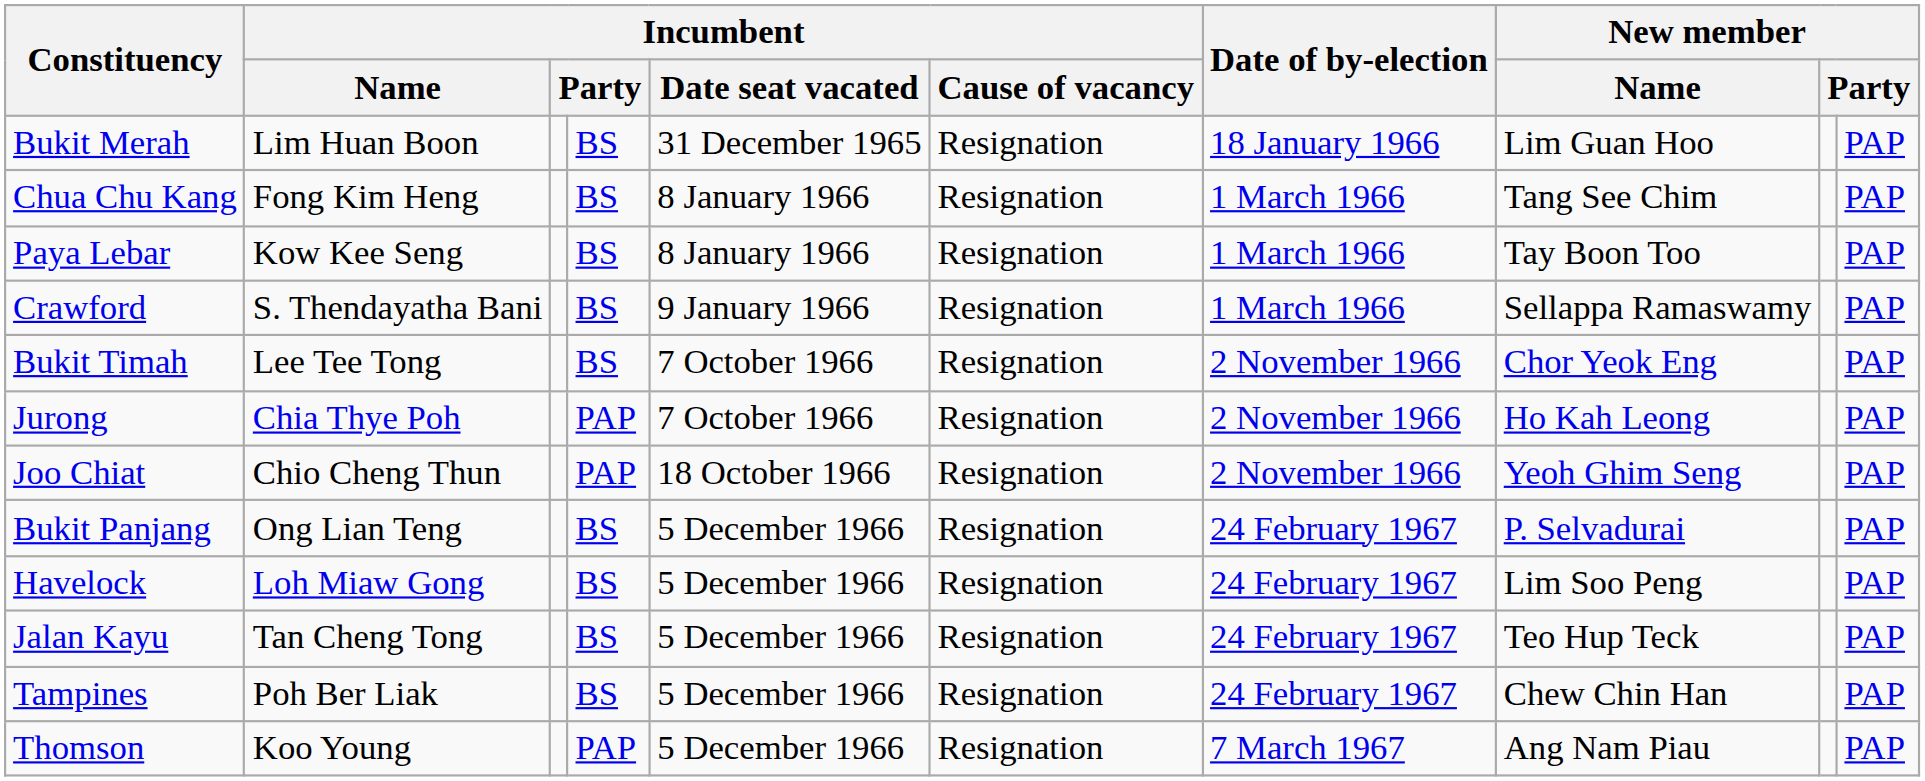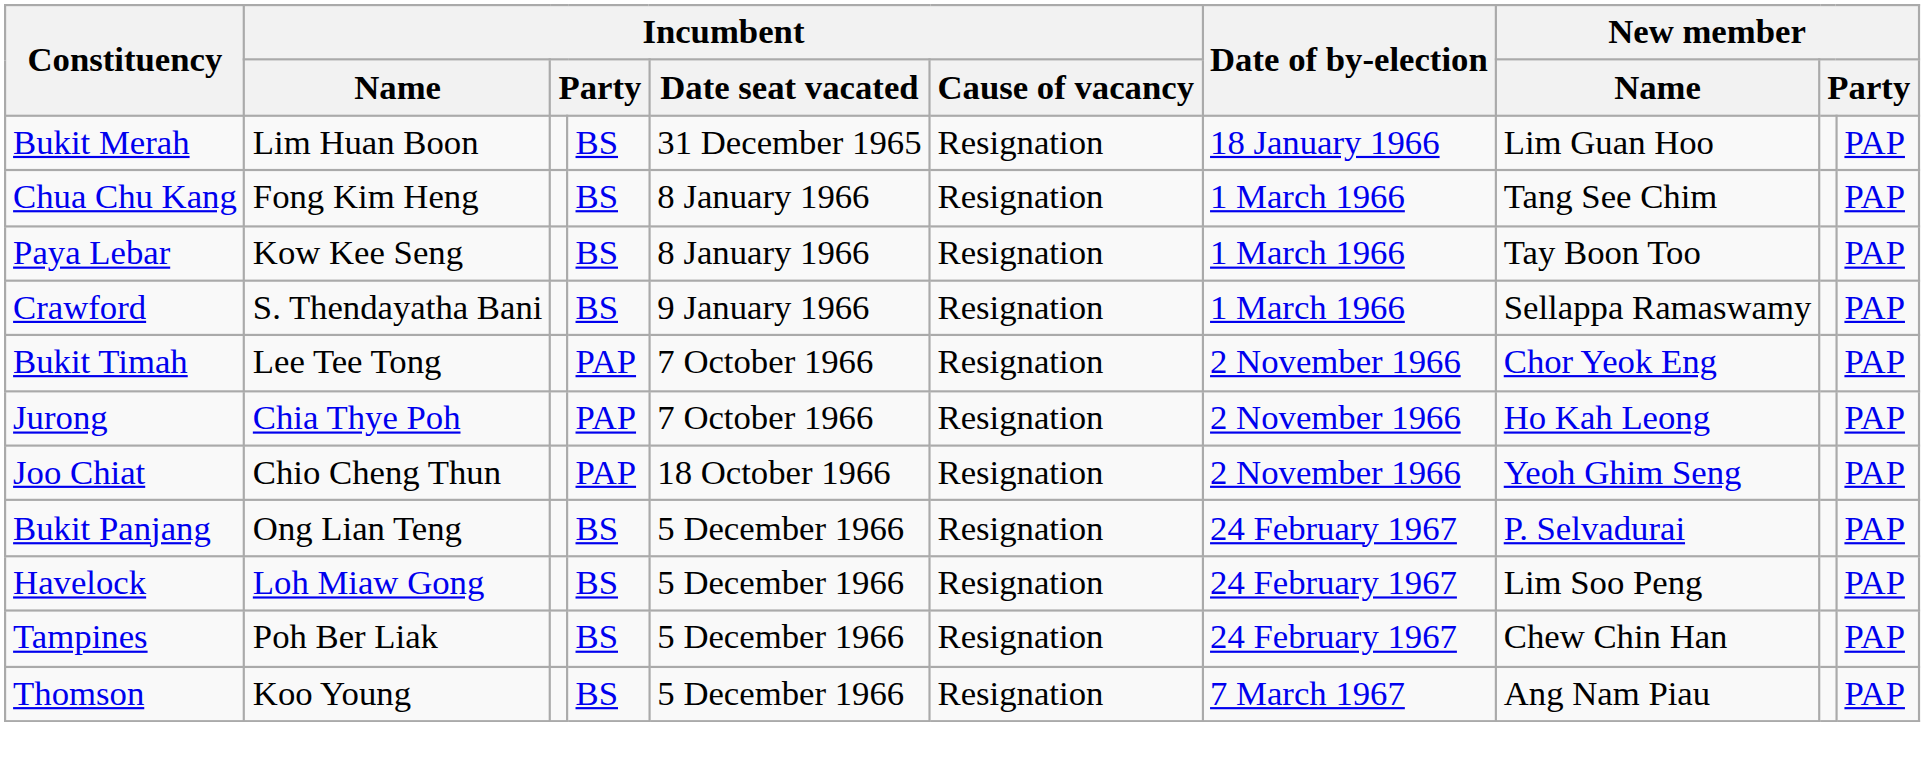(597, 362) BS -> (606, 362) PAP
- row: (91, 637)
(606, 747) PAP -> (597, 692) BS
